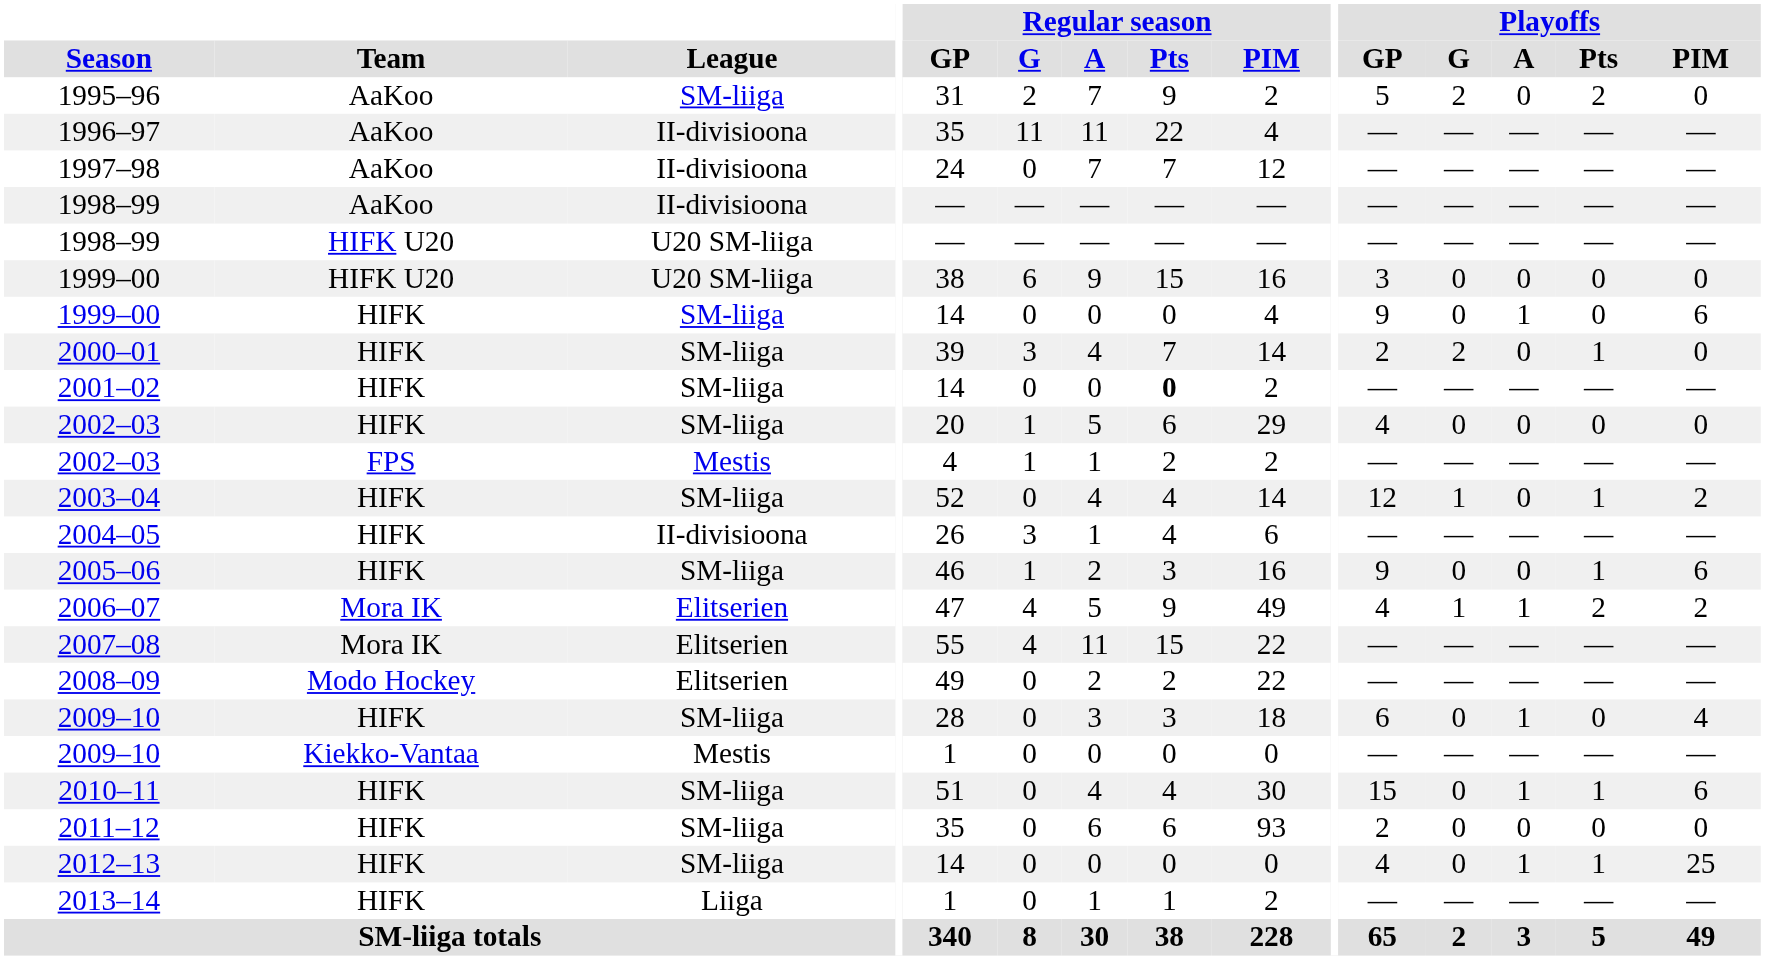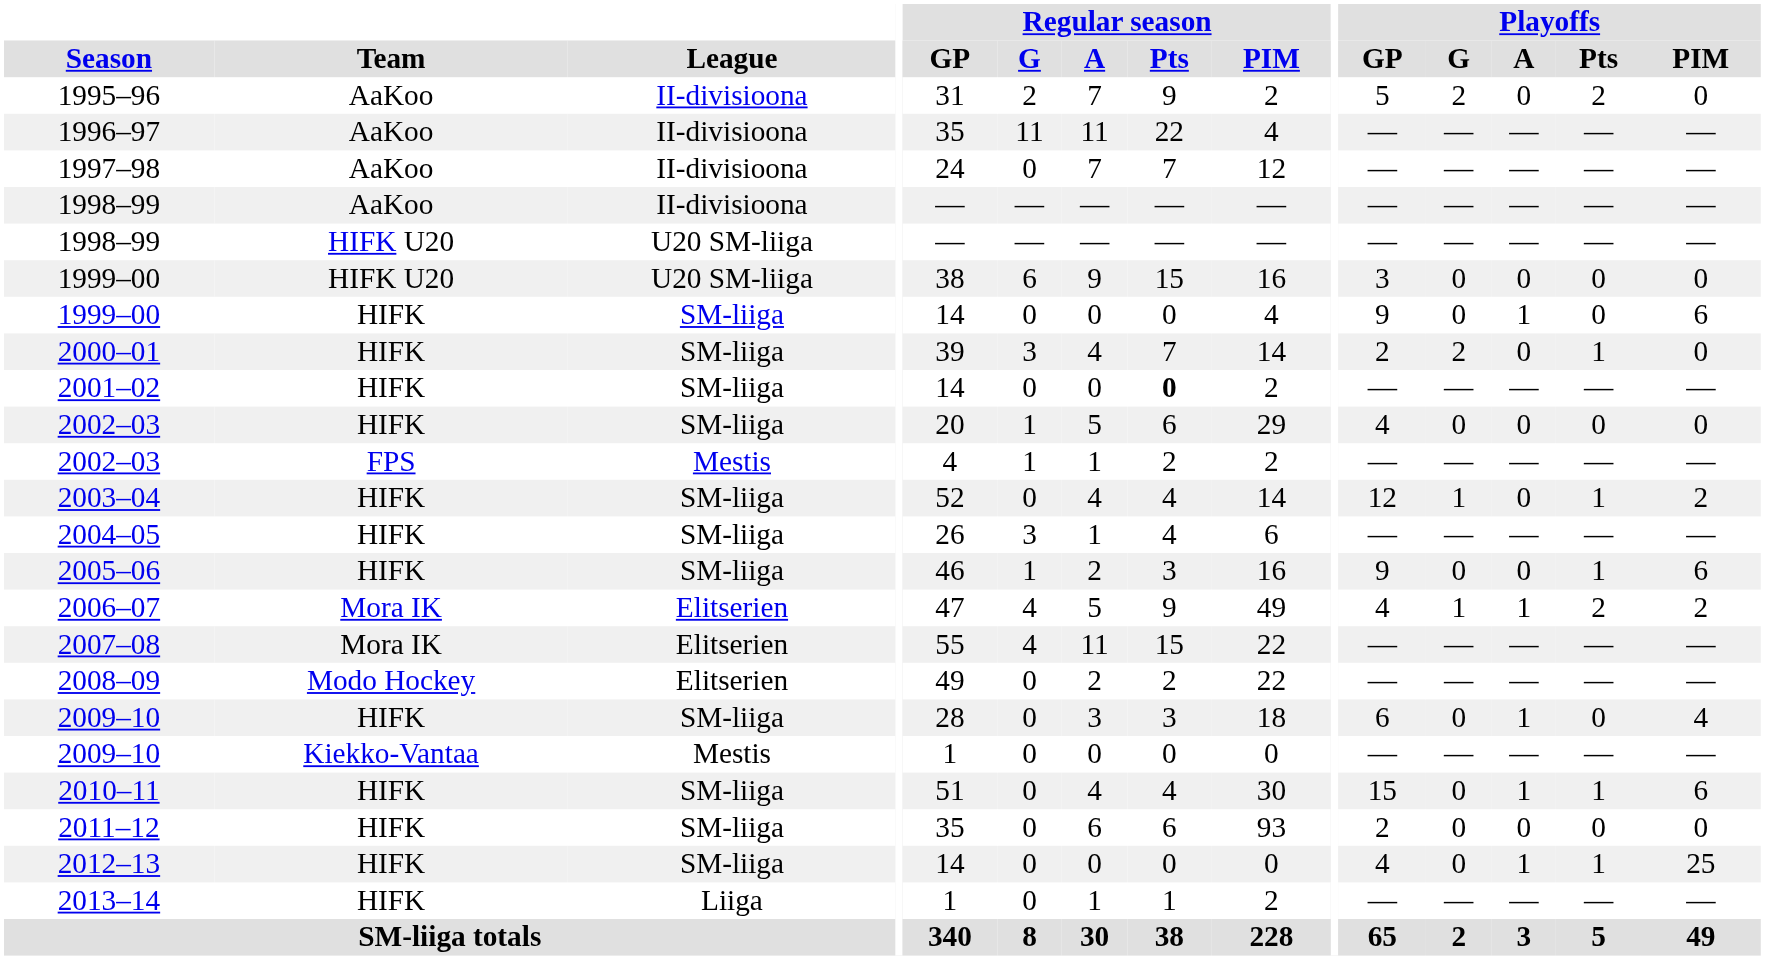(732, 95) SM-liiga -> (732, 95) II-divisioona
(732, 534) II-divisioona -> (732, 534) SM-liiga
